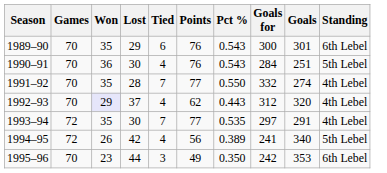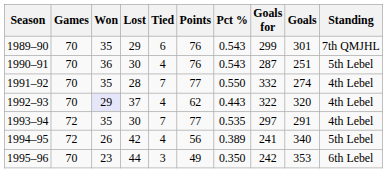(268, 45) 300 -> (268, 45) 299
(345, 45) 6th Lebel -> (351, 45) 7th QMJHL
(268, 64) 284 -> (268, 64) 287
(268, 102) 312 -> (268, 102) 322
